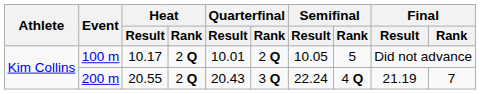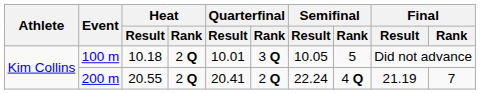(145, 57) 10.17 -> (145, 57) 10.18
(269, 57) 2 Q -> (269, 57) 3 Q
(228, 79) 20.43 -> (228, 79) 20.41
(269, 79) 3 Q -> (269, 79) 2 Q
